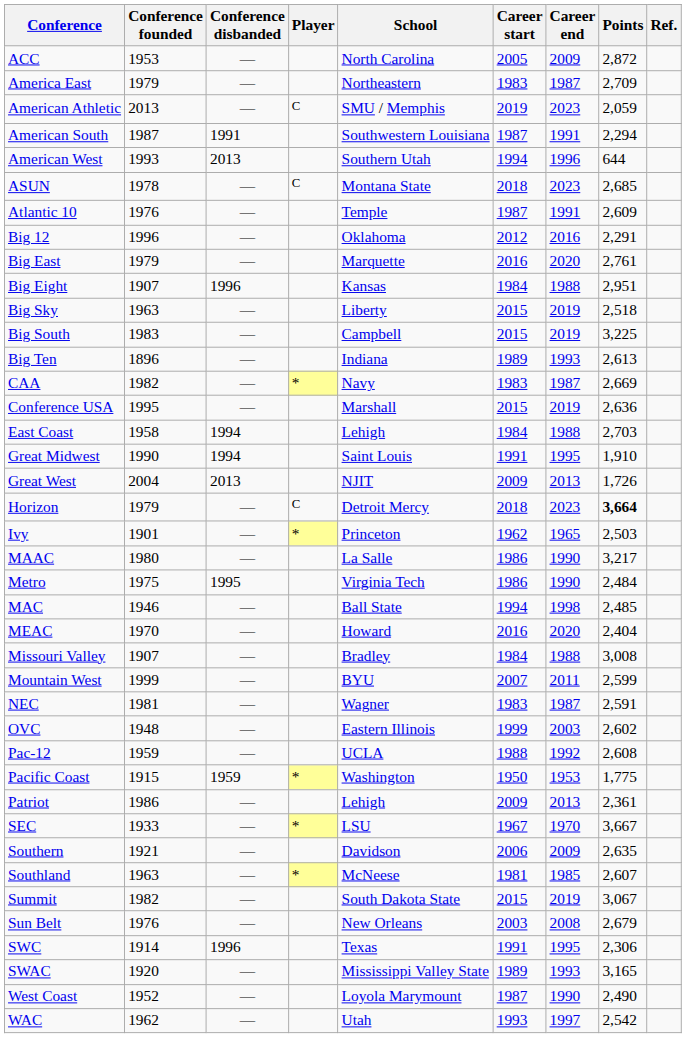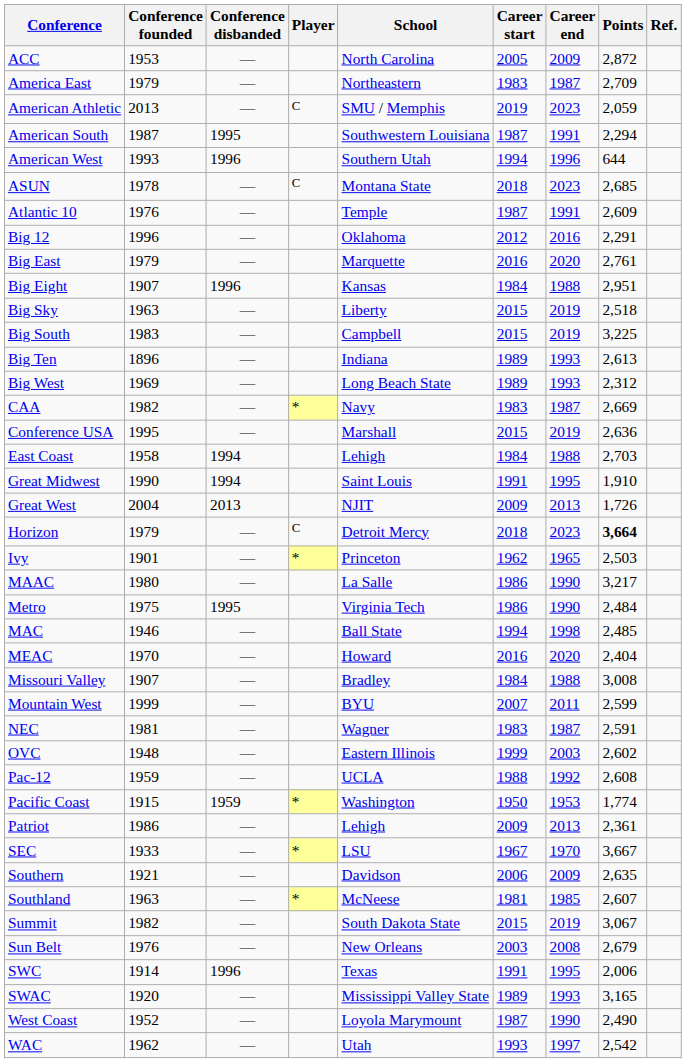(225, 135) 1991 -> (225, 135) 1995
(225, 159) 2013 -> (225, 159) 1996
+ row: (36, 383)
(620, 777) 1,775 -> (620, 801) 1,774
(620, 947) 2,306 -> (620, 972) 2,006
